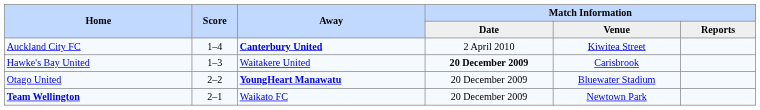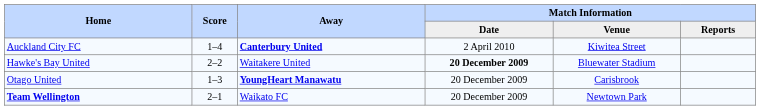(215, 63) 1–3 -> (215, 63) 2–2
(617, 63) Carisbrook -> (617, 63) Bluewater Stadium
(215, 80) 2–2 -> (215, 80) 1–3
(617, 80) Bluewater Stadium -> (617, 80) Carisbrook
